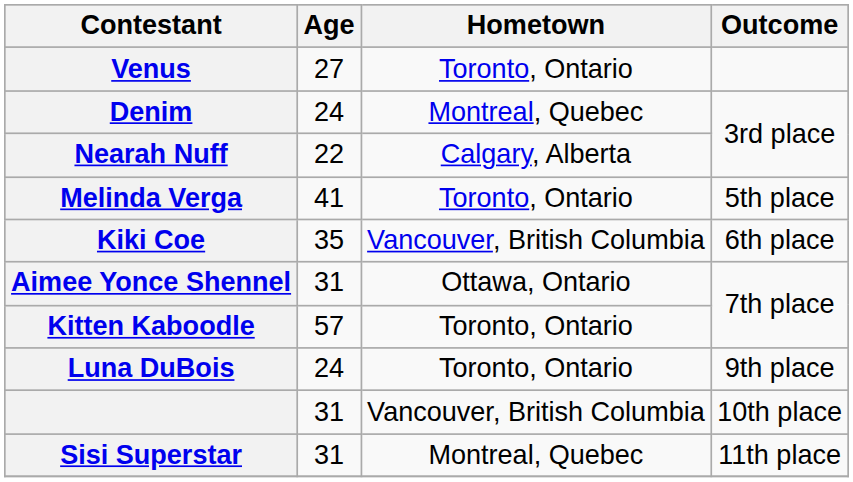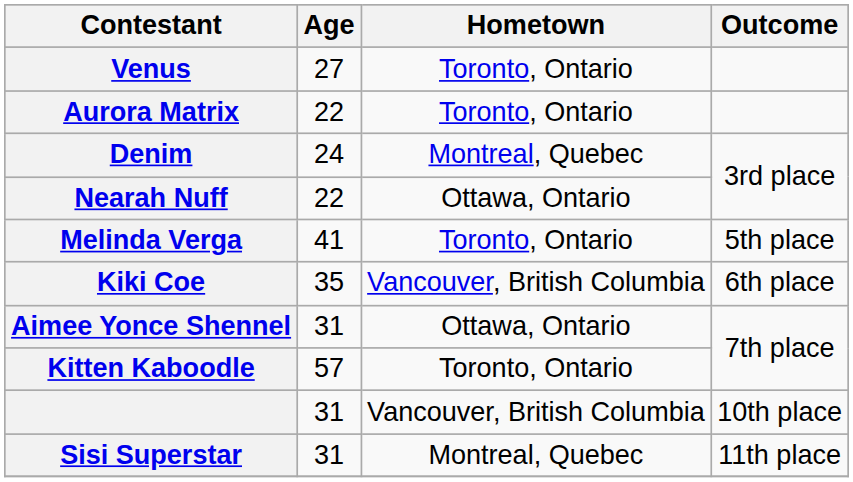+ row: (151, 111)
(536, 154) Calgary, Alberta -> (536, 197) Ottawa, Ontario
- row: (151, 369)
